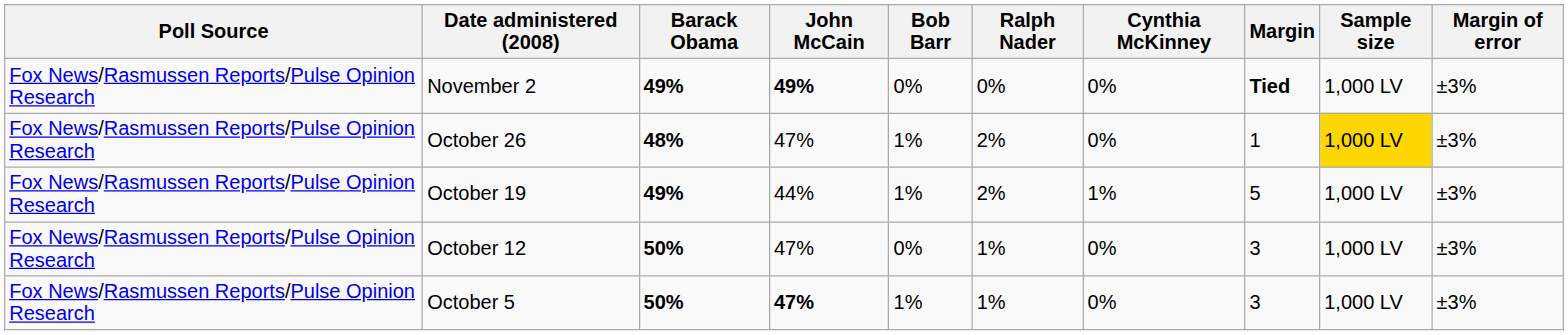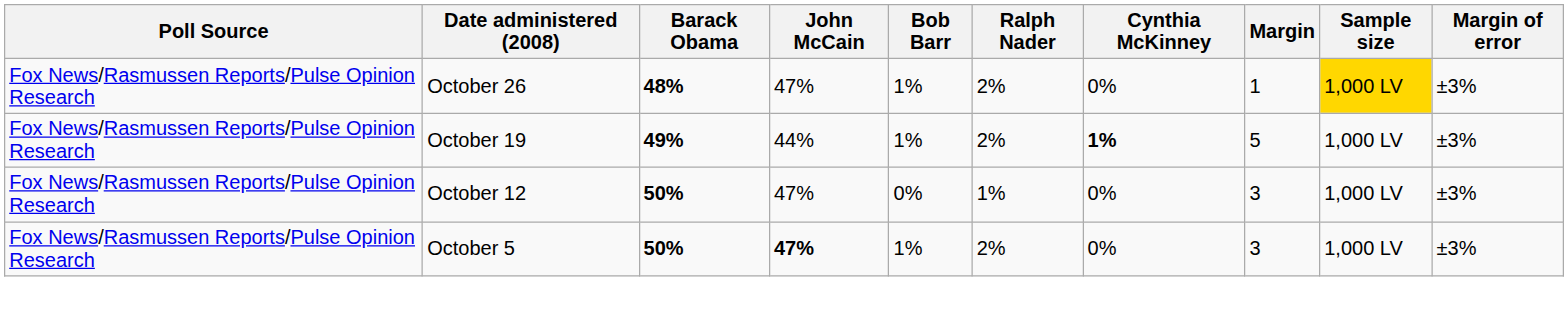- row: (482, 85)
(1102, 194) normal -> (1102, 140) bold
(991, 302) 1% -> (991, 248) 2%
